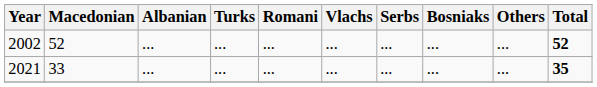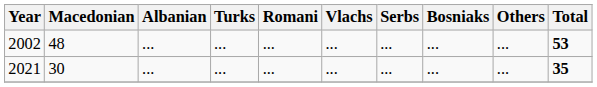(57, 43) 52 -> (57, 43) 48
(561, 43) 52 -> (561, 43) 53
(57, 69) 33 -> (57, 69) 30
